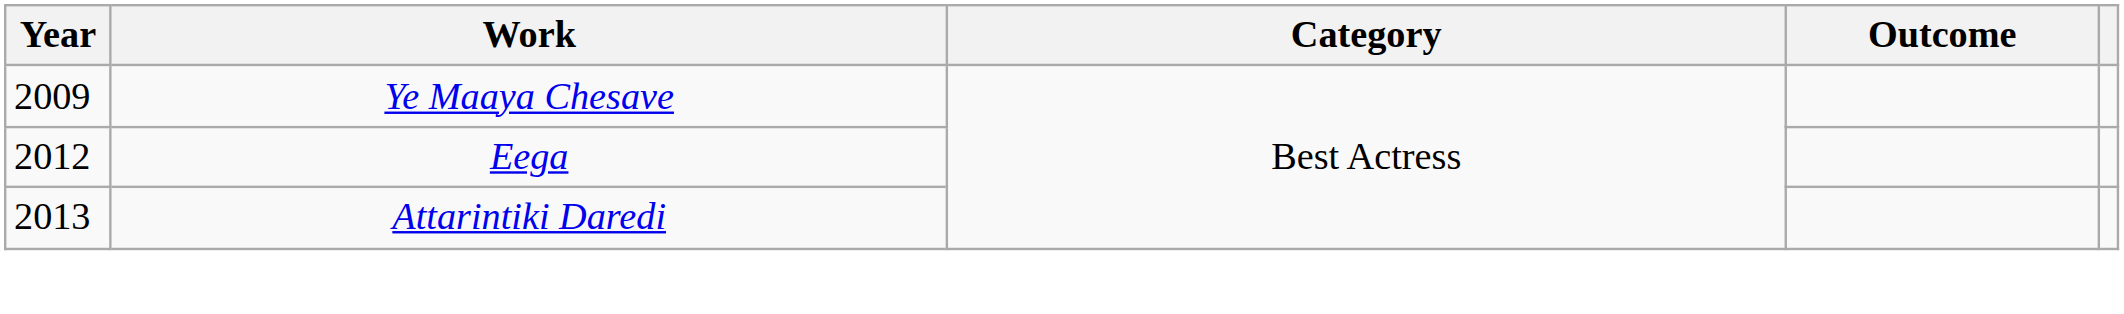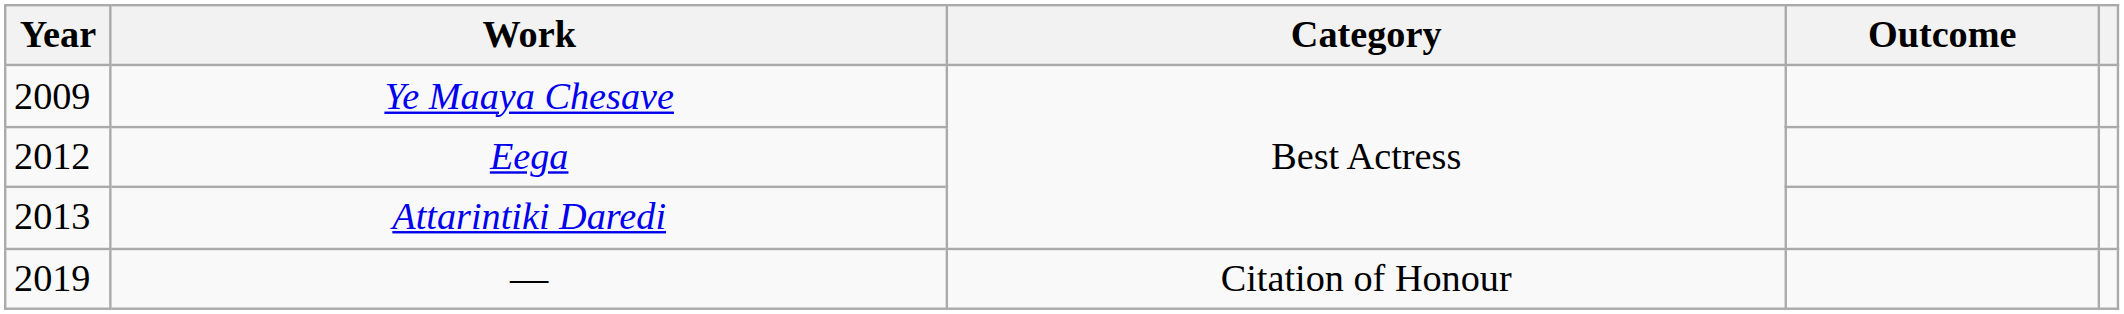+ row: (529, 277)
